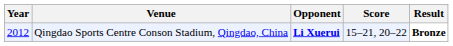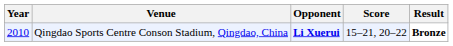(18, 32) 2012 -> (18, 32) 2010
